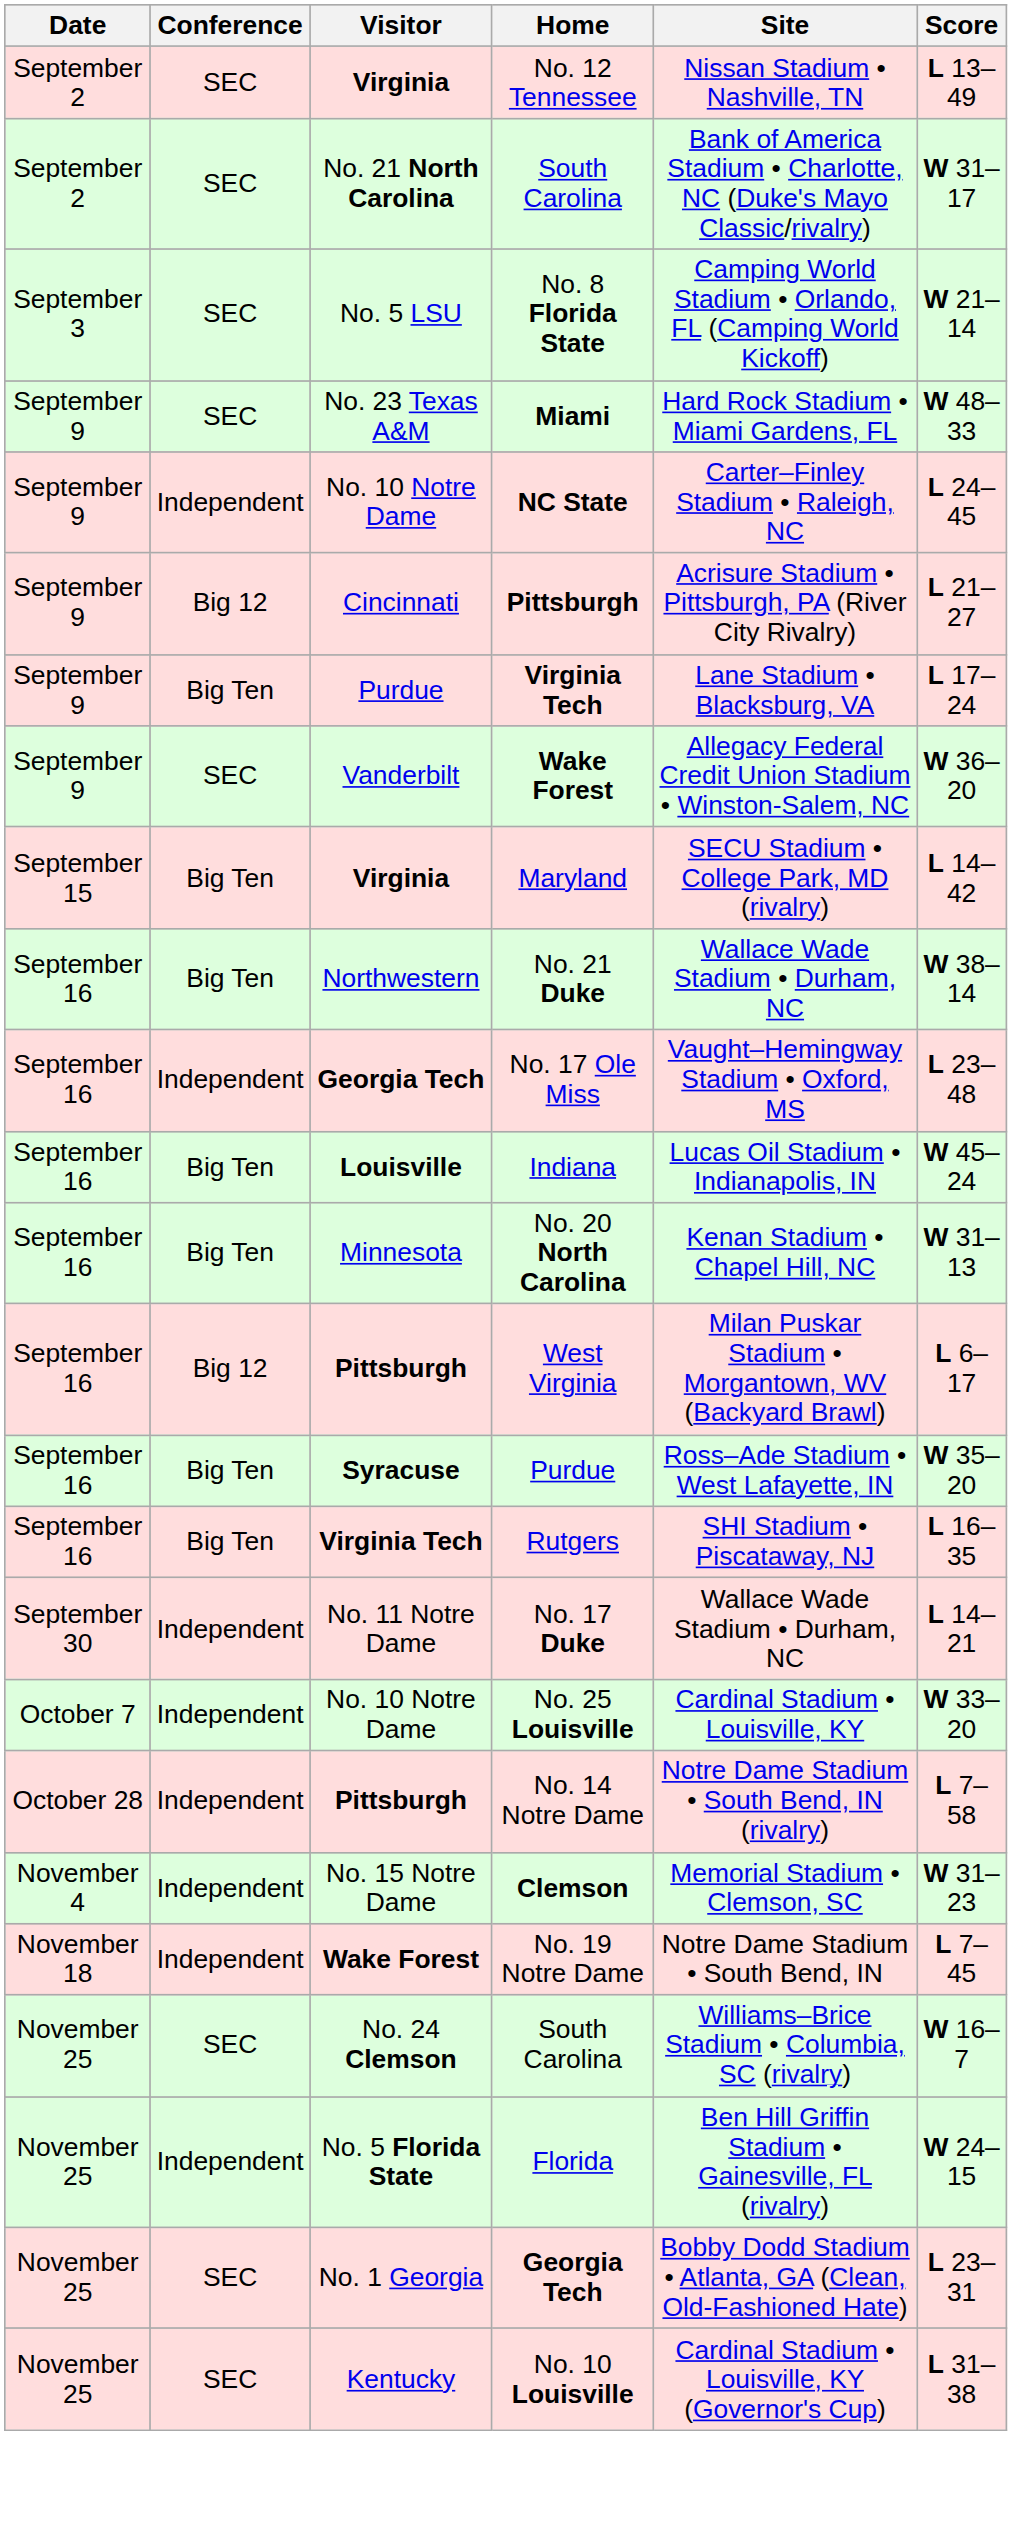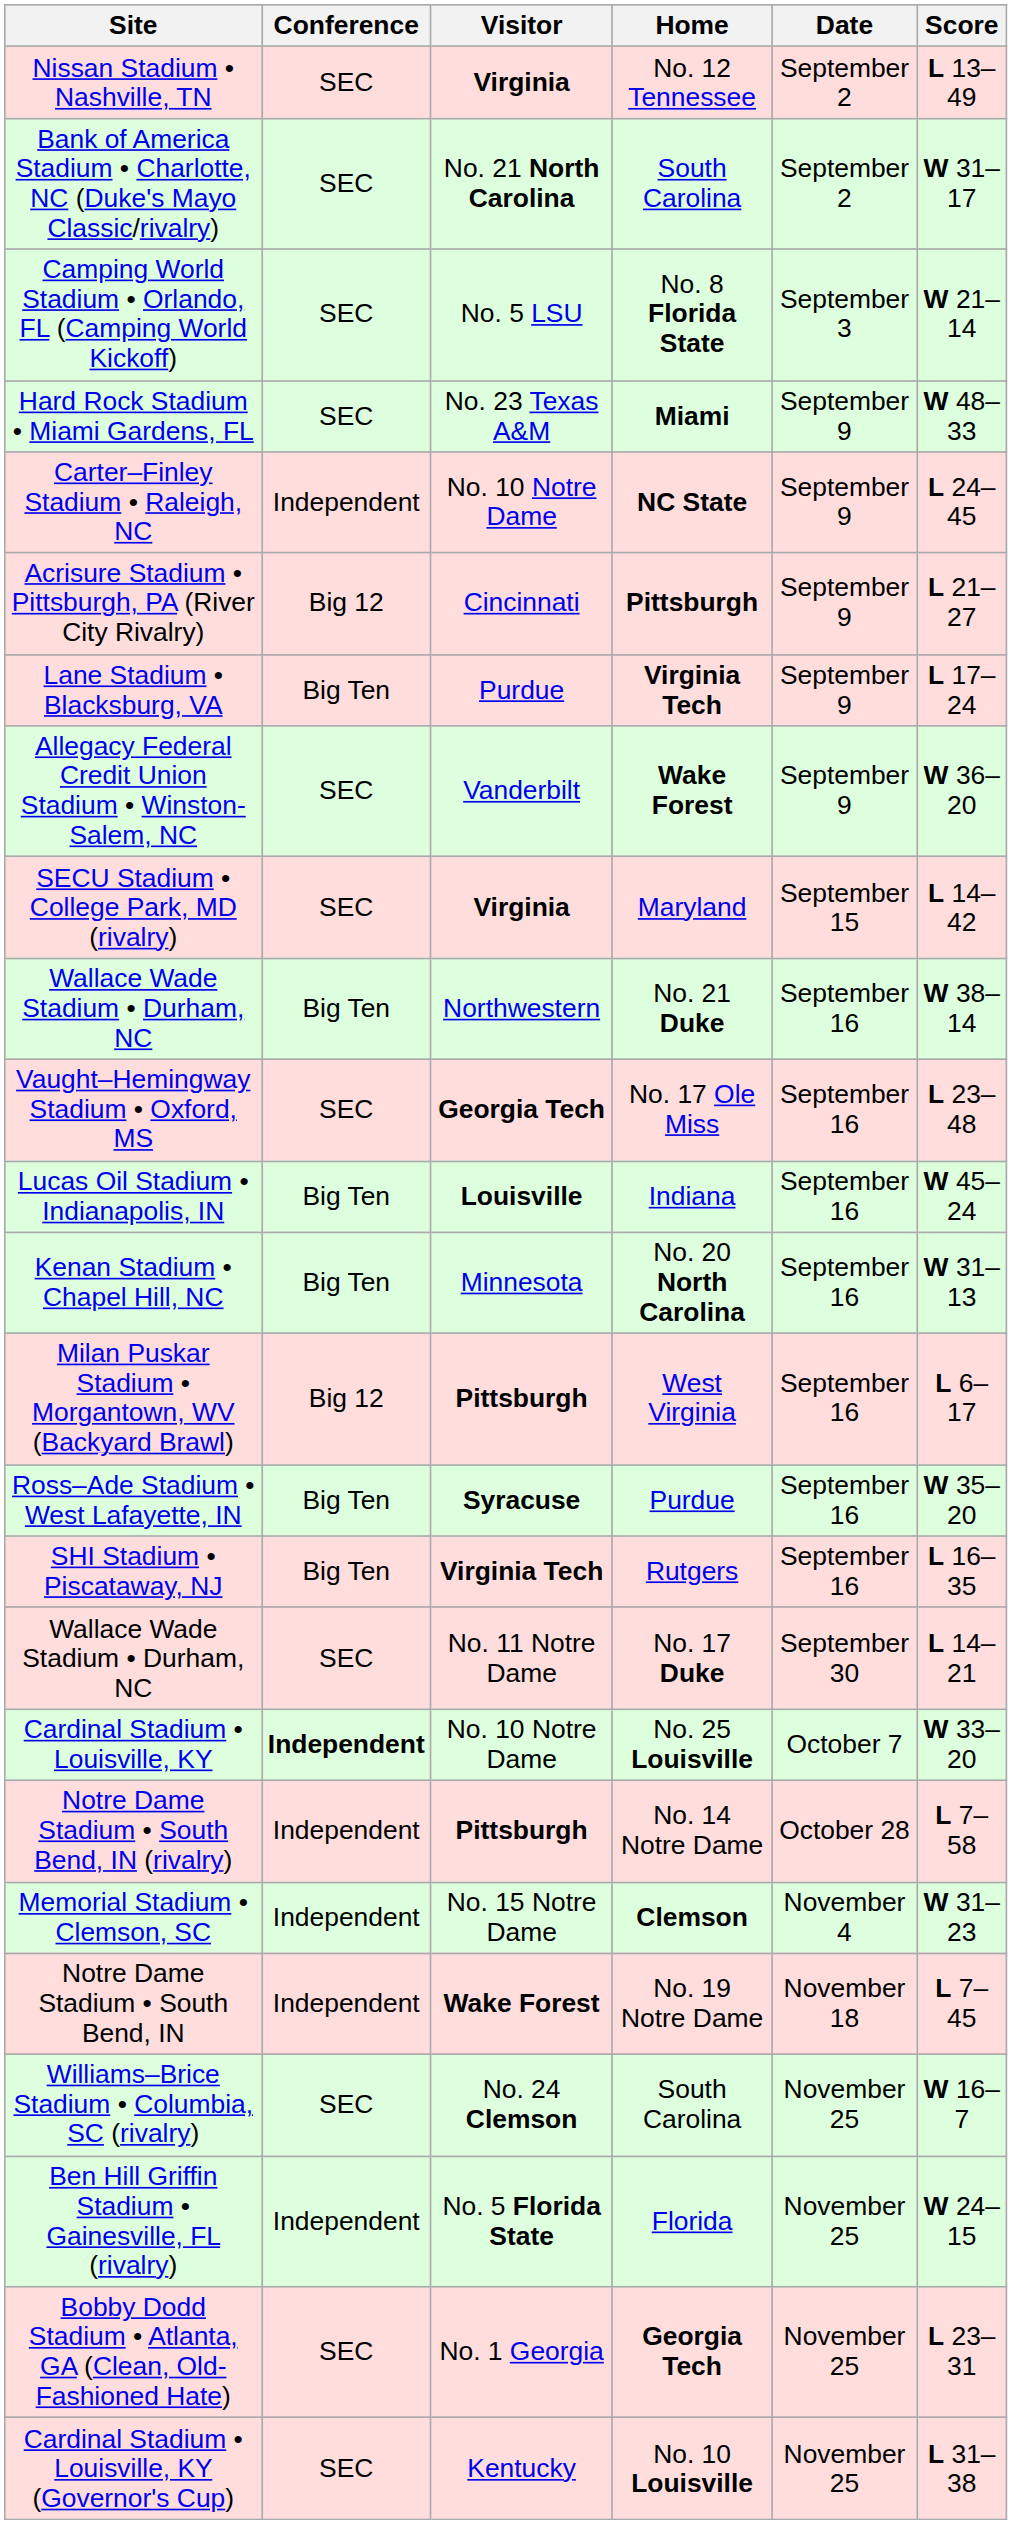columns swapped: (78, 25) <-> (785, 25)
(230, 877) Big Ten -> (346, 907) SEC
(230, 1079) Independent -> (346, 1109) SEC
(230, 1628) Independent -> (346, 1657) SEC
(230, 1714) normal -> (346, 1744) bold
